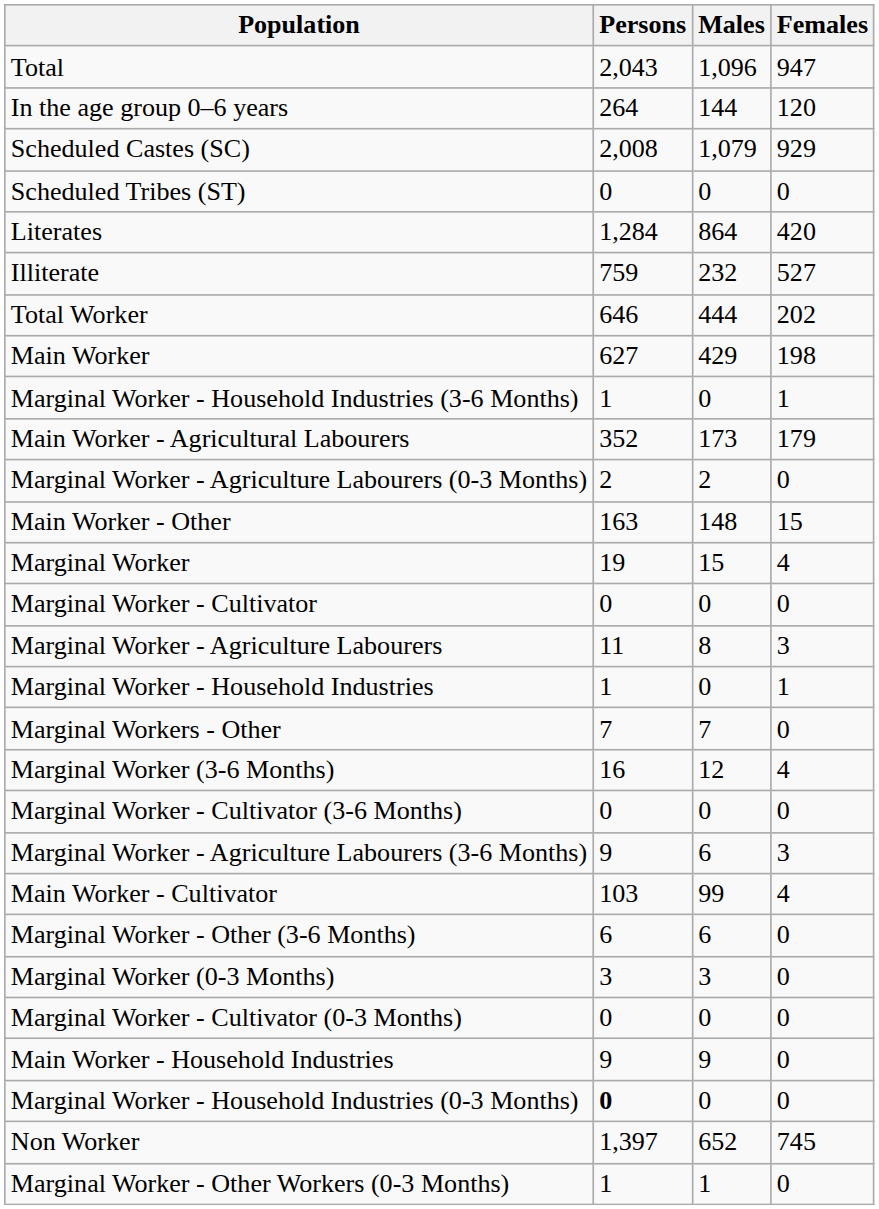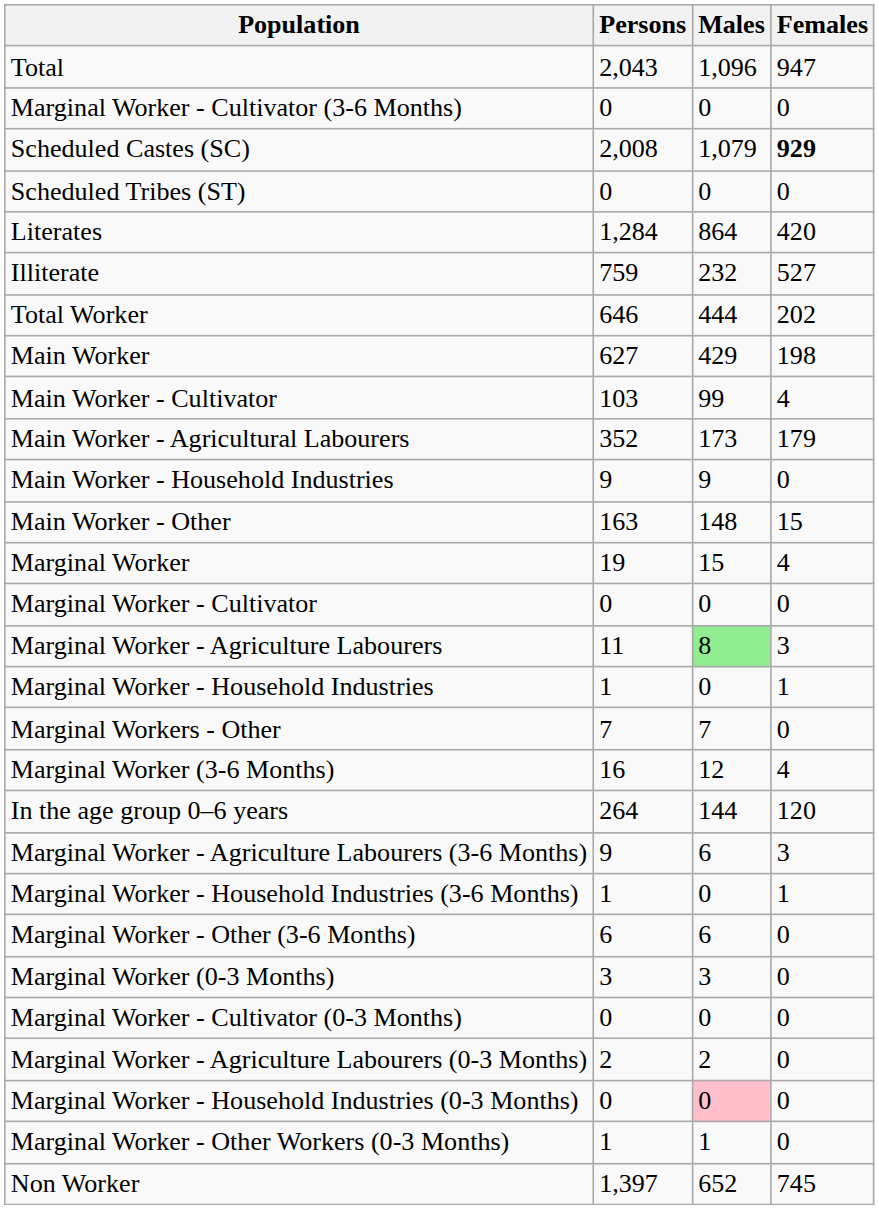rows swapped: (150, 107) <-> (236, 811)
(796, 149) normal -> (796, 149) bold
rows swapped: (144, 893) <-> (295, 397)
rows swapped: (202, 1059) <-> (299, 480)
(705, 645) no background -> (705, 645) lightgreen background
(606, 1100) bold -> (606, 1100) normal
(705, 1100) no background -> (705, 1100) pink background
rows swapped: (260, 1183) <-> (75, 1141)
